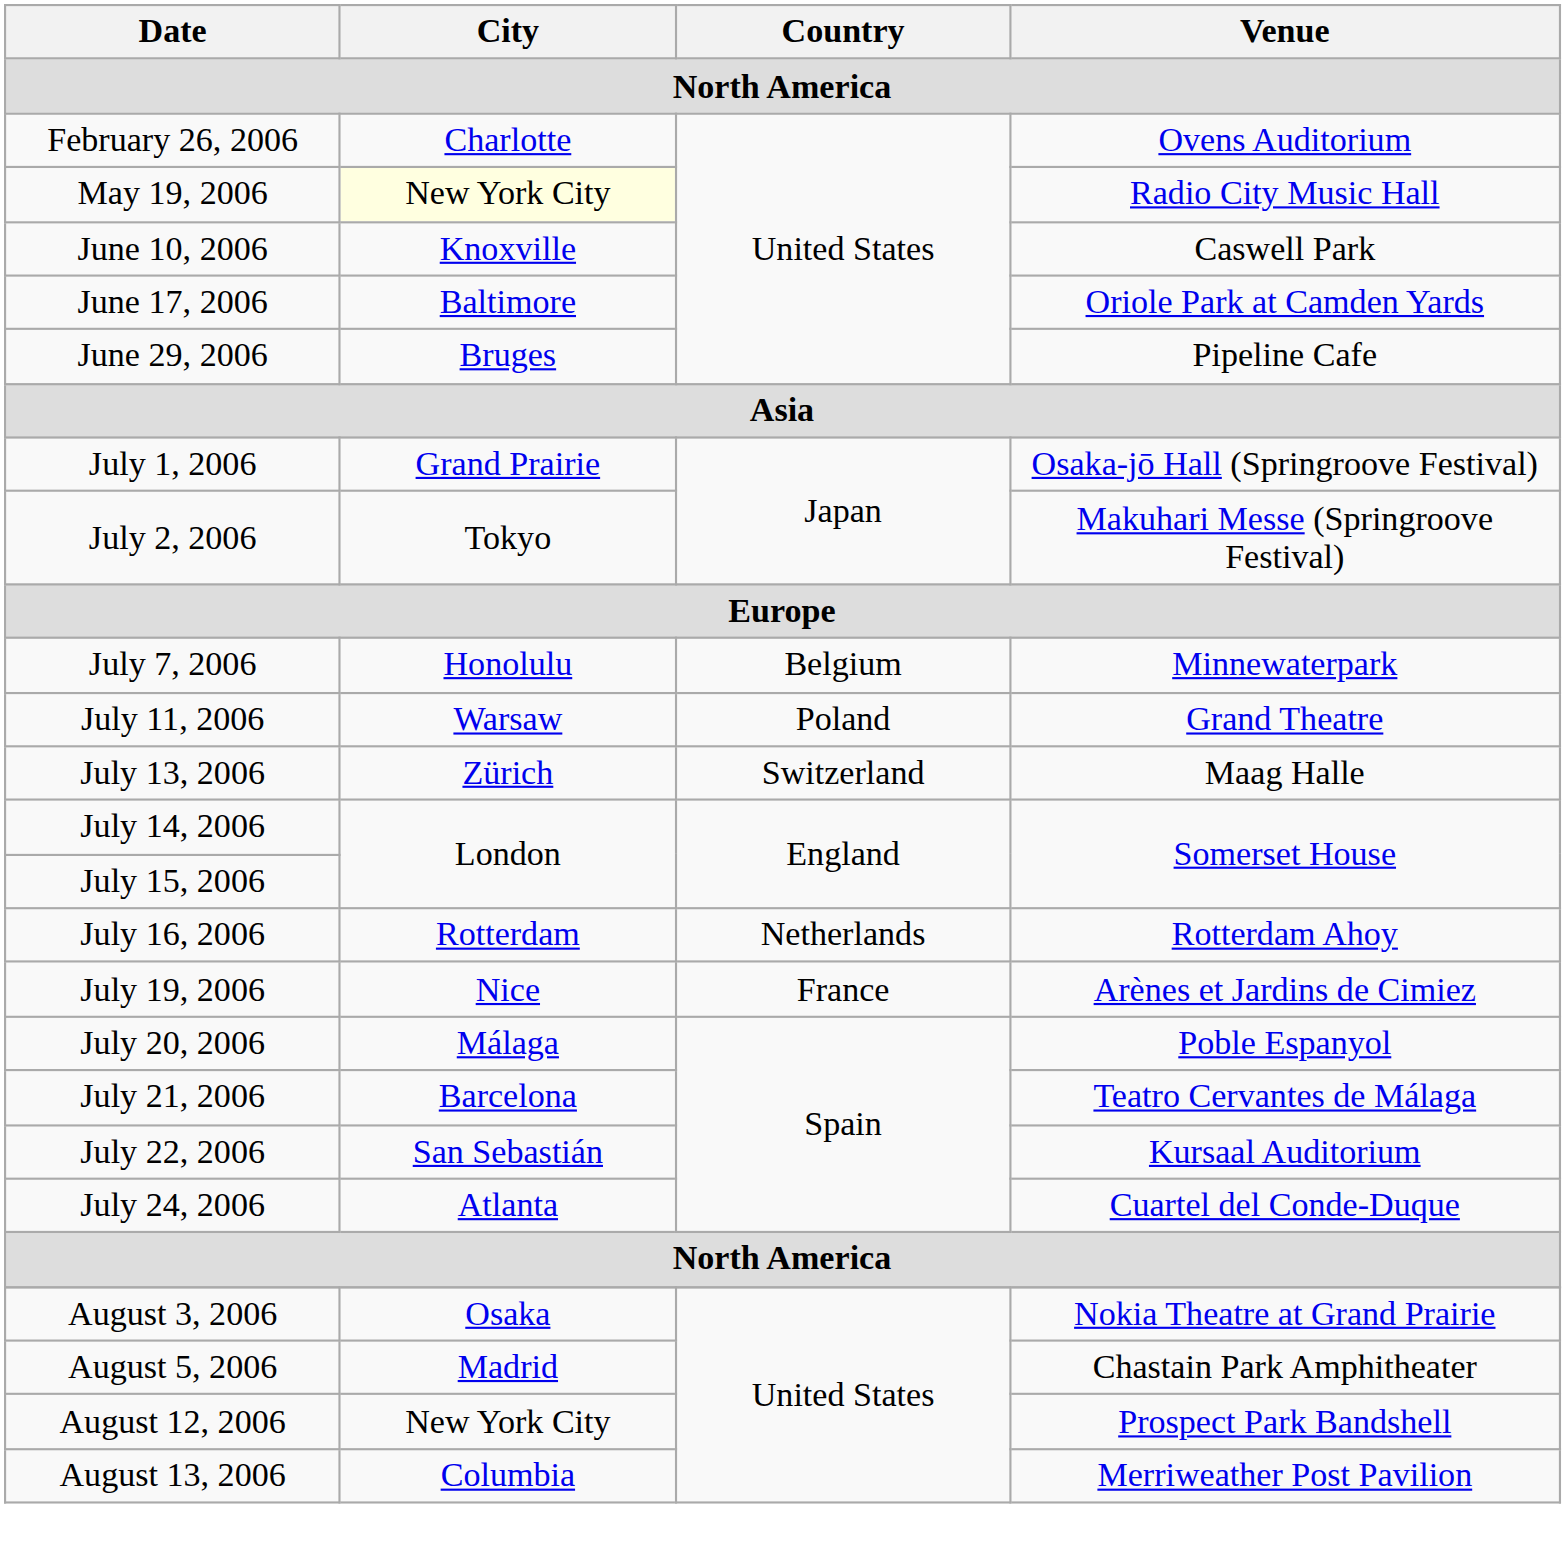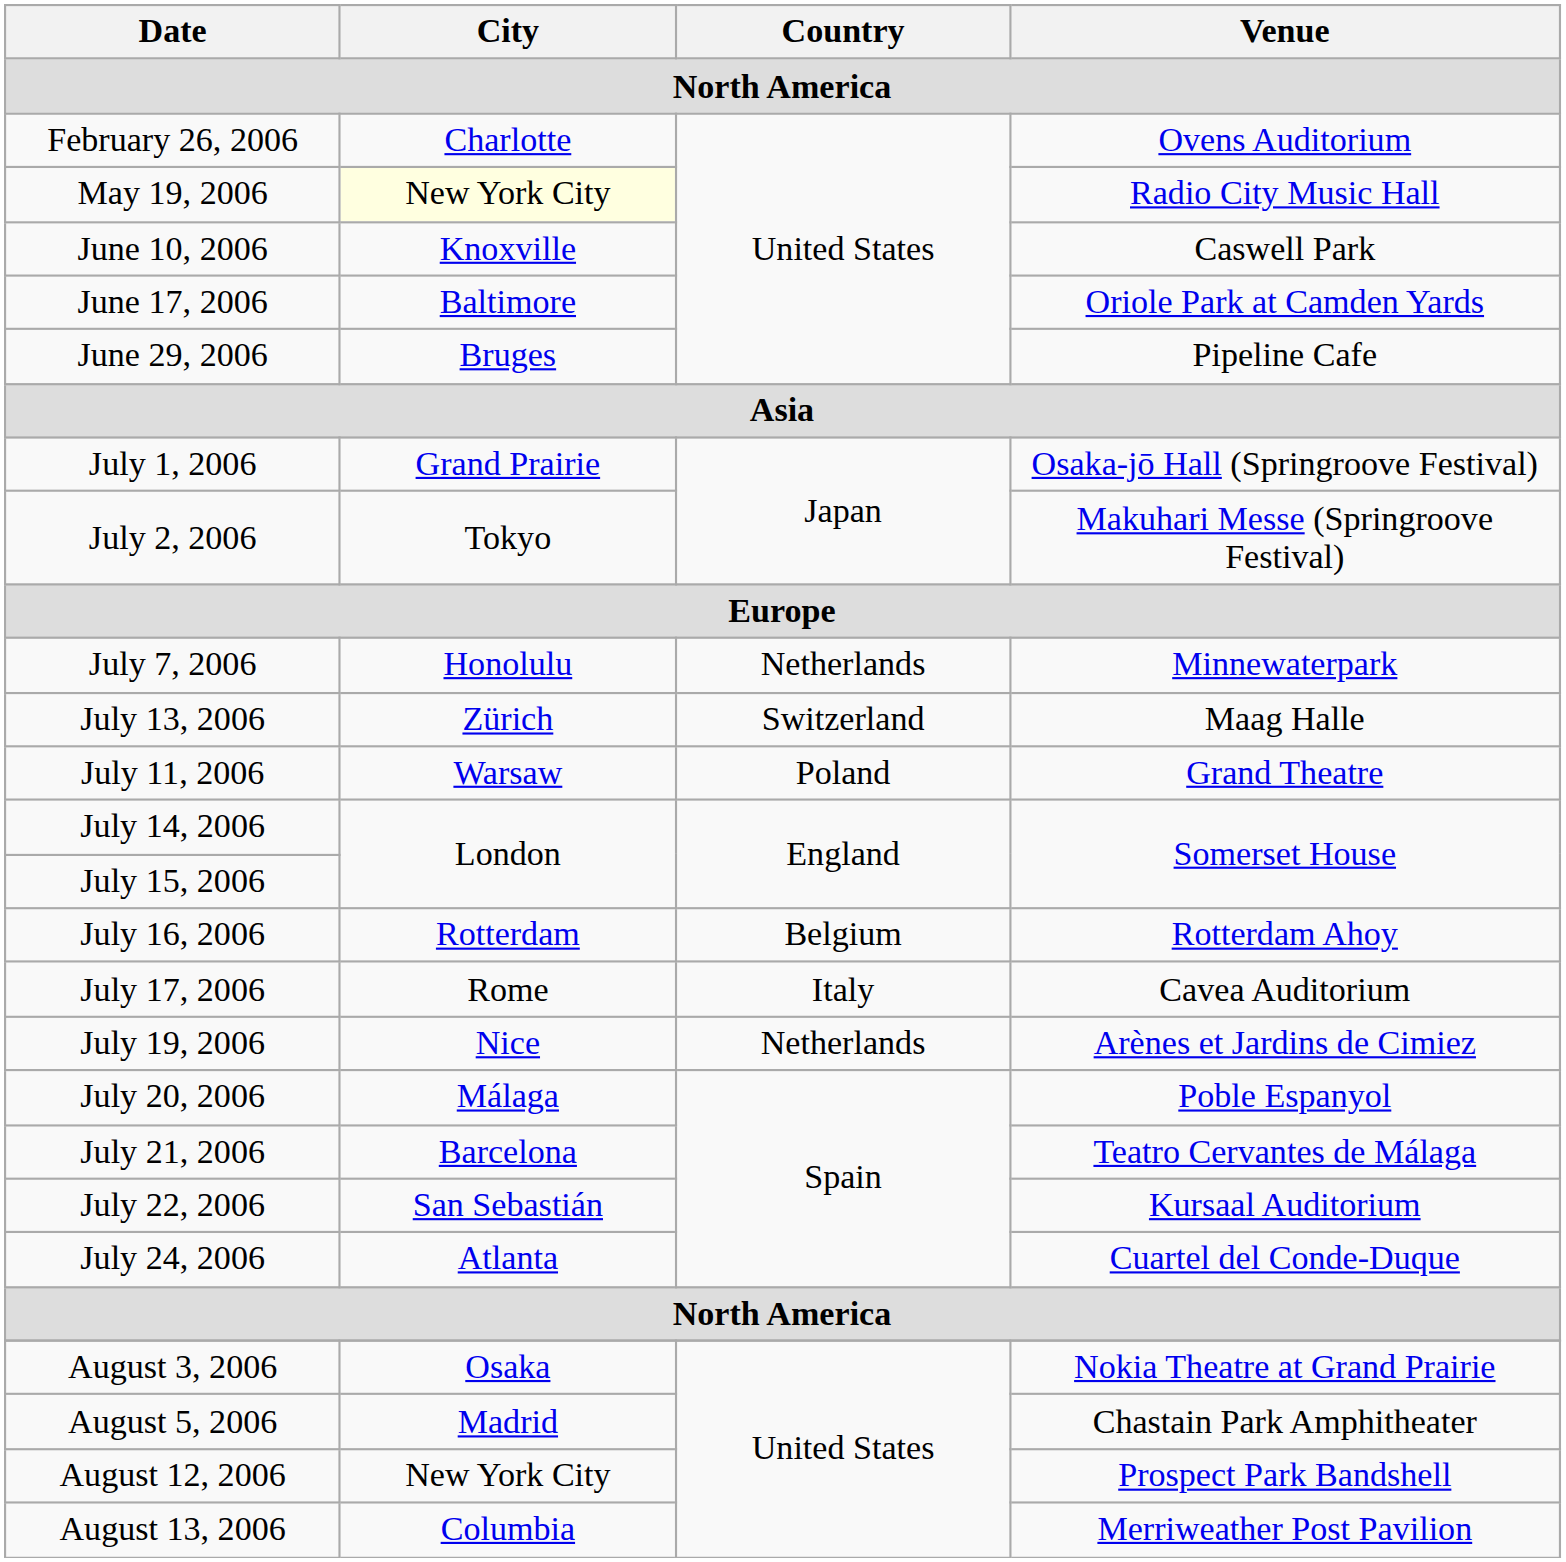(843, 664) Belgium -> (843, 664) Netherlands
rows swapped: (173, 718) <-> (173, 772)
(843, 934) Netherlands -> (843, 934) Belgium
+ row: (173, 988)
(843, 988) France -> (843, 1042) Netherlands
